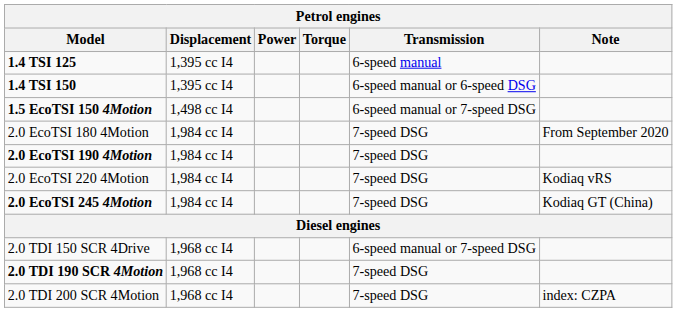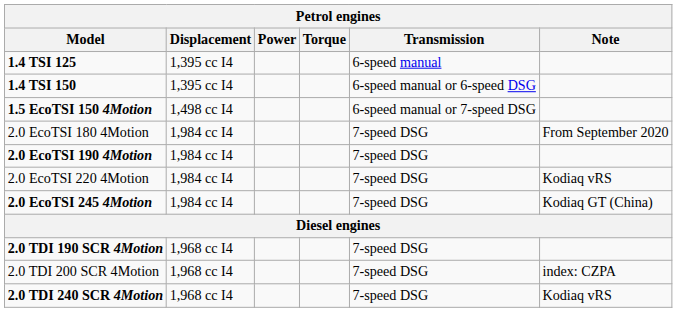- row: (79, 249)
+ row: (85, 295)
